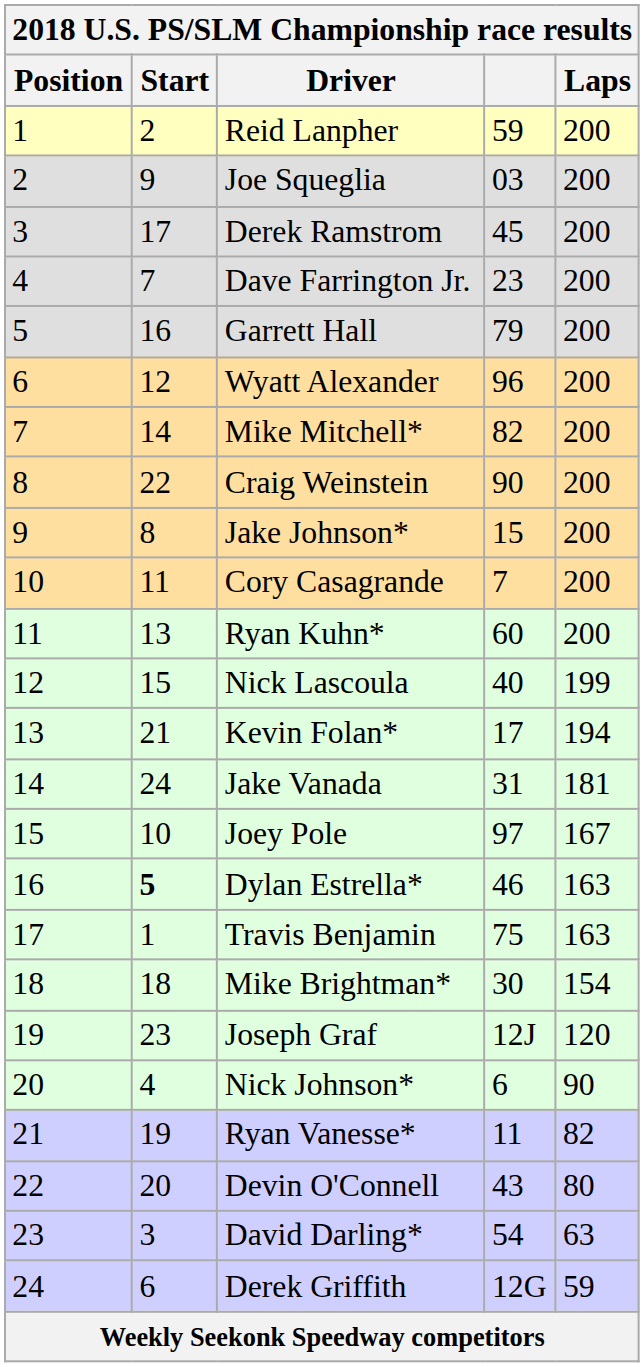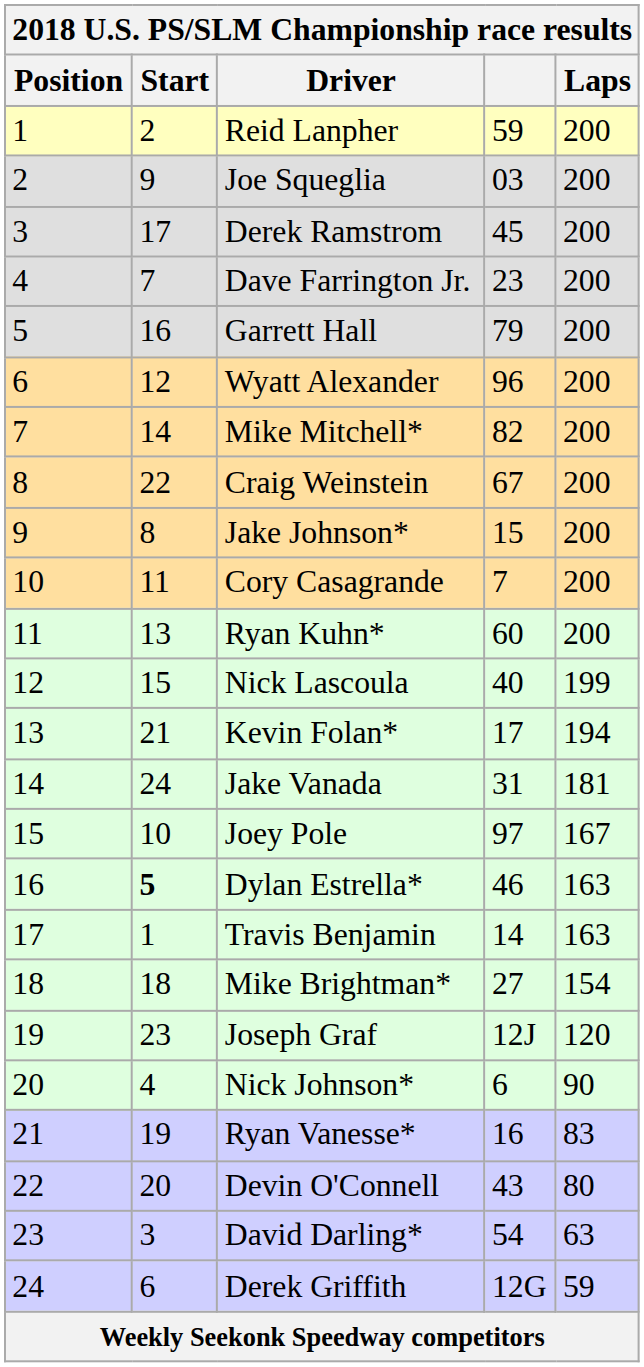(508, 481) 90 -> (508, 481) 67
(508, 933) 75 -> (508, 933) 14
(508, 984) 30 -> (508, 984) 27
(507, 1134) 11 -> (508, 1134) 16
(579, 1134) 82 -> (579, 1134) 83
